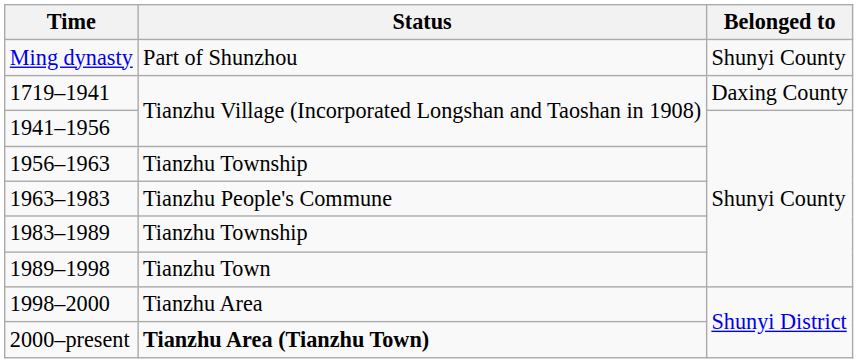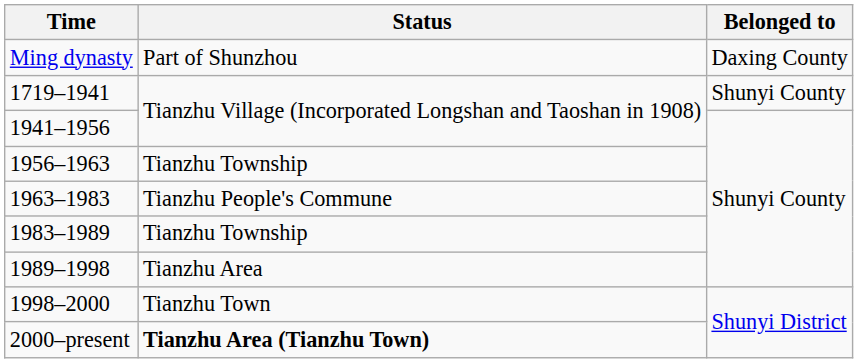(778, 57) Shunyi County -> (780, 57) Daxing County
(780, 92) Daxing County -> (778, 92) Shunyi County
(207, 269) Tianzhu Town -> (203, 269) Tianzhu Area
(203, 304) Tianzhu Area -> (207, 304) Tianzhu Town
